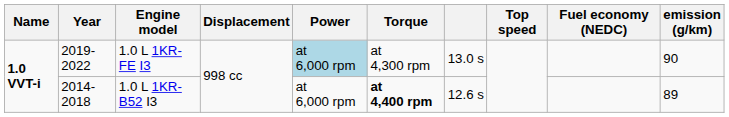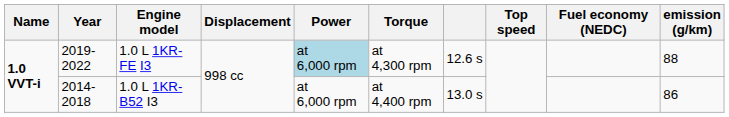(466, 58) 13.0 s -> (465, 58) 12.6 s
(671, 58) 90 -> (671, 58) 88
(401, 94) bold -> (402, 94) normal
(466, 94) 12.6 s -> (465, 94) 13.0 s
(671, 94) 89 -> (671, 94) 86
